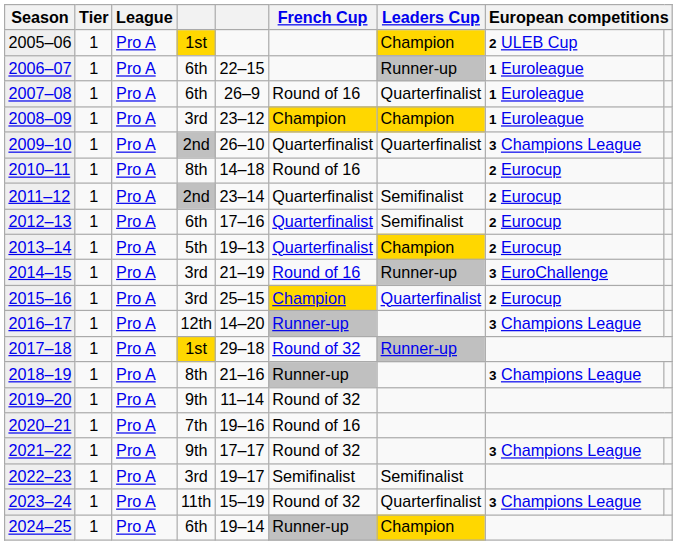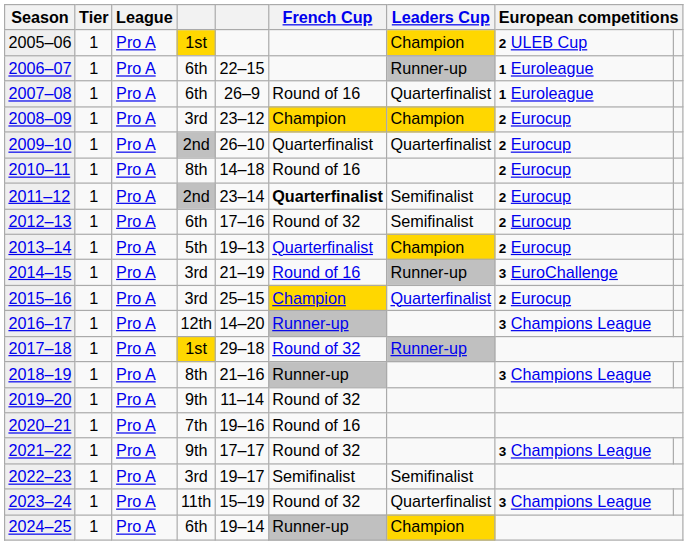(536, 119) 1 Euroleague -> (535, 119) 2 Eurocup
(565, 144) 3 Champions League -> (535, 144) 2 Eurocup
(323, 196) normal -> (328, 196) bold
(323, 221) Quarterfinalist -> (316, 221) Round of 32
